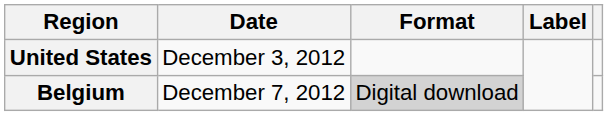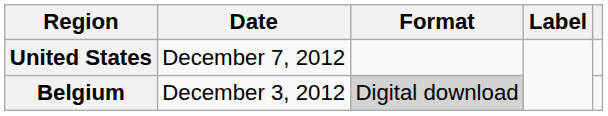(254, 57) December 3, 2012 -> (254, 57) December 7, 2012
(254, 92) December 7, 2012 -> (254, 92) December 3, 2012
